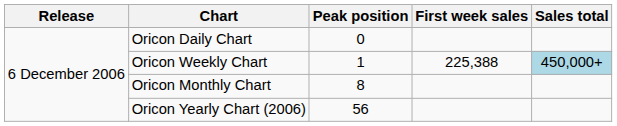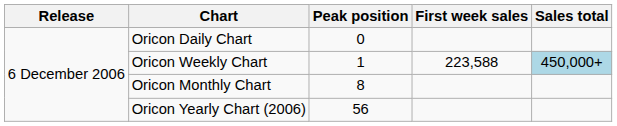(472, 62) 225,388 -> (472, 62) 223,588
